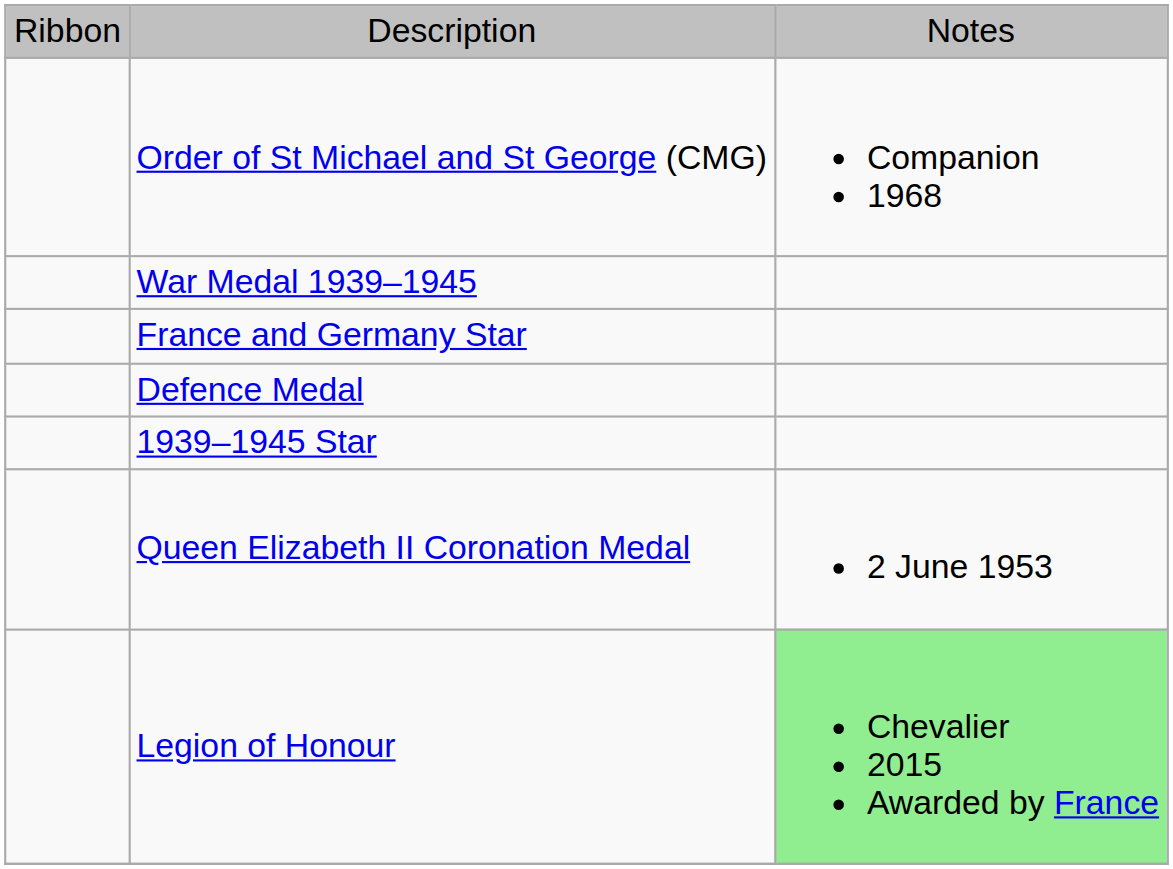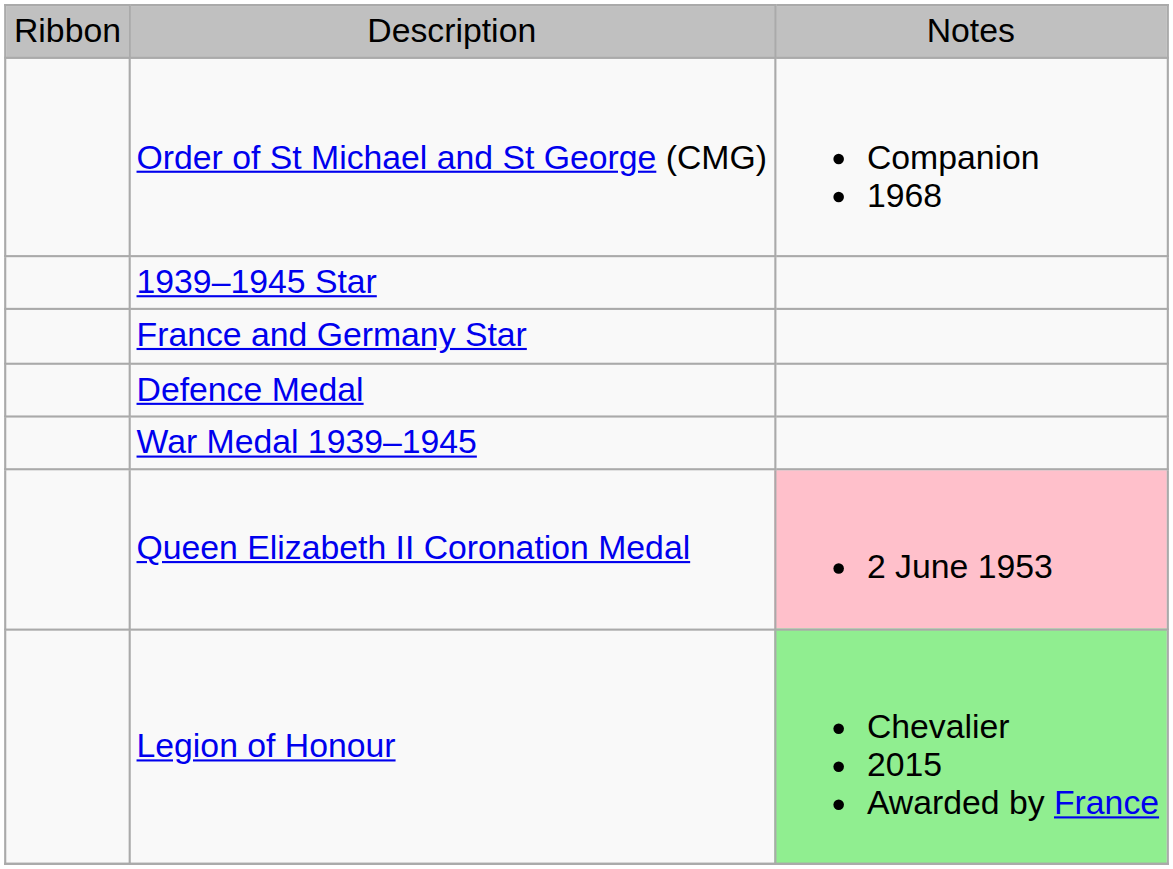rows swapped: (257, 442) <-> (307, 281)
(971, 568) no background -> (971, 568) pink background
